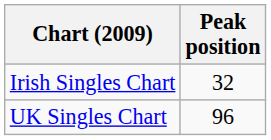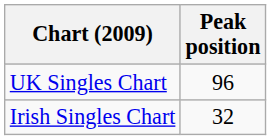rows swapped: (93, 81) <-> (88, 116)
